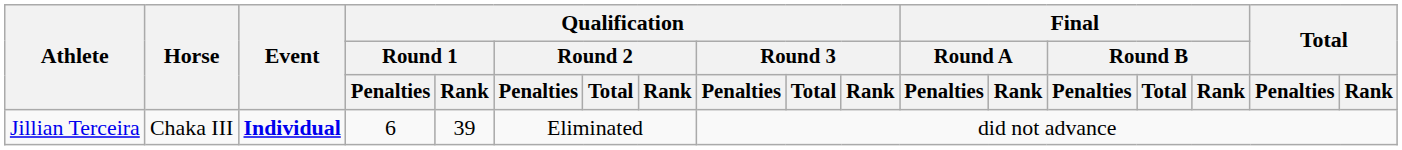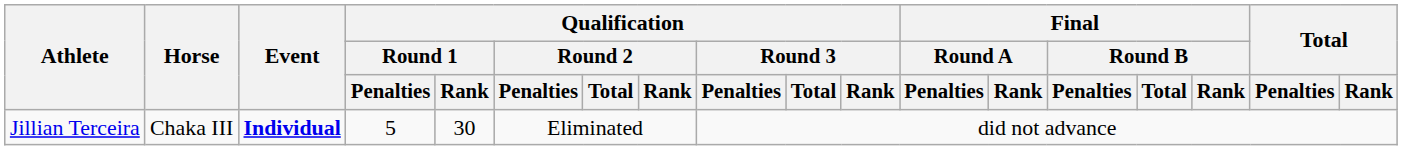(391, 127) 6 -> (391, 127) 5
(464, 127) 39 -> (464, 127) 30
